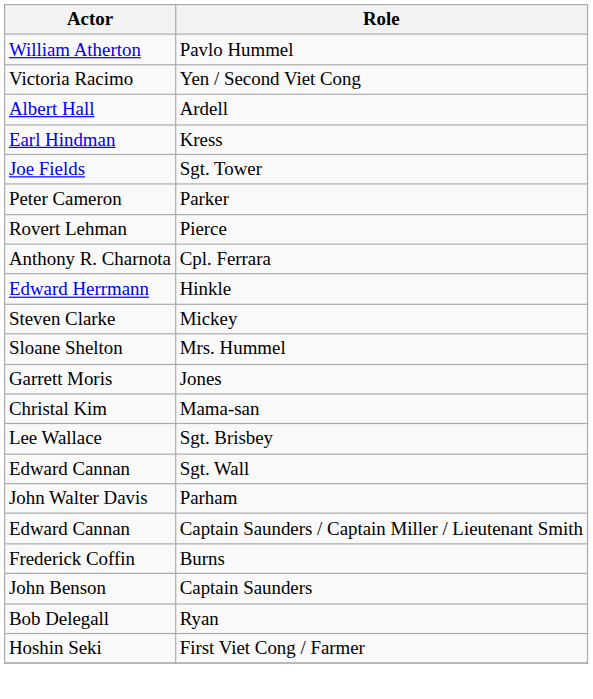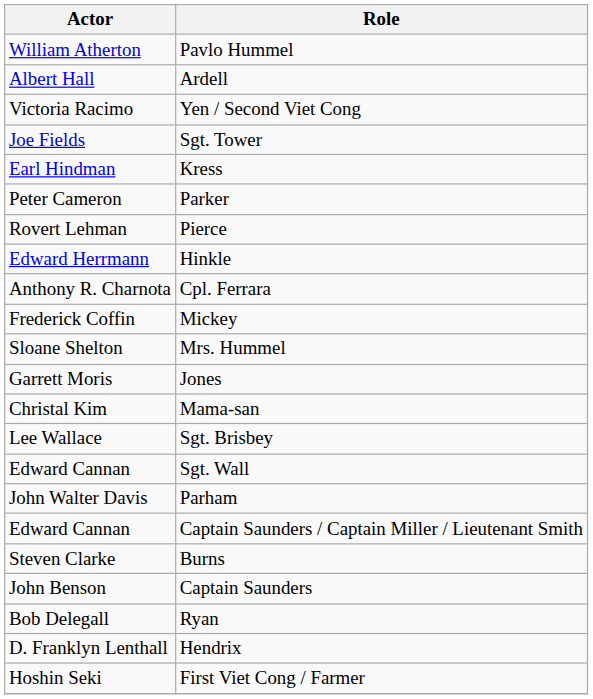rows swapped: (270, 79) <-> (204, 109)
rows swapped: (221, 169) <-> (201, 139)
rows swapped: (225, 259) <-> (205, 288)
(62, 318) Steven Clarke -> (72, 318) Frederick Coffin
(72, 558) Frederick Coffin -> (62, 558) Steven Clarke
+ row: (211, 648)
